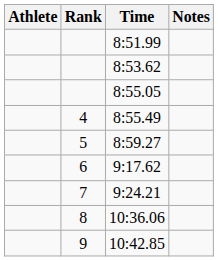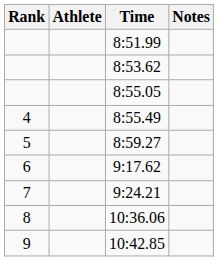columns swapped: (83, 17) <-> (33, 17)
